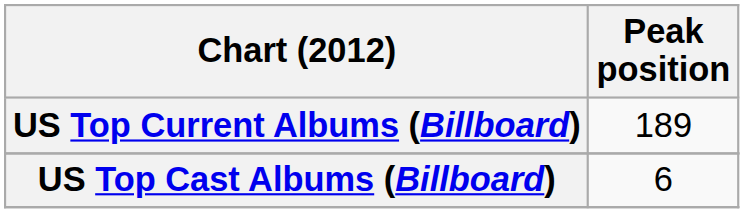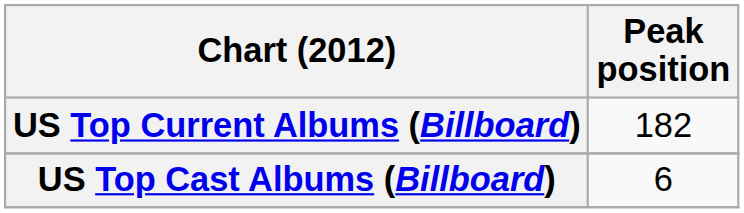(663, 125) 189 -> (663, 125) 182
